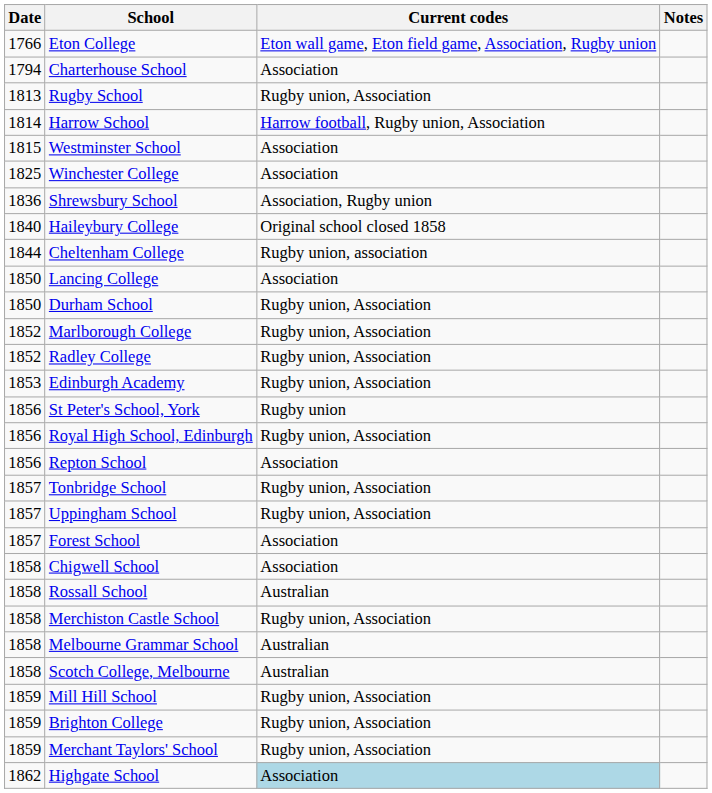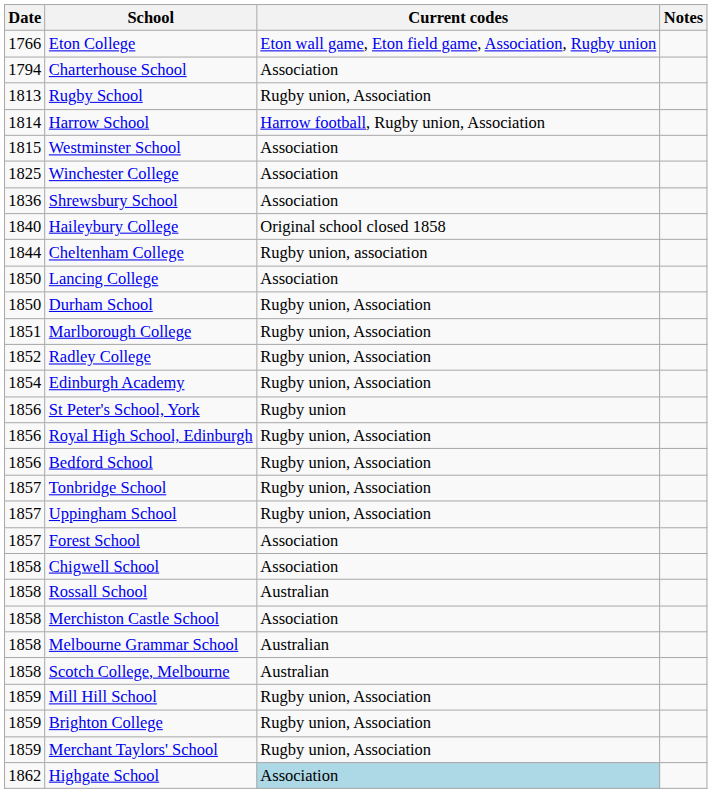(346, 200) Association, Rugby union -> (299, 200) Association
(25, 331) 1852 -> (25, 331) 1851
(25, 383) 1853 -> (25, 383) 1854
- row: (98, 461)
+ row: (101, 461)
(346, 618) Rugby union, Association -> (299, 618) Association
